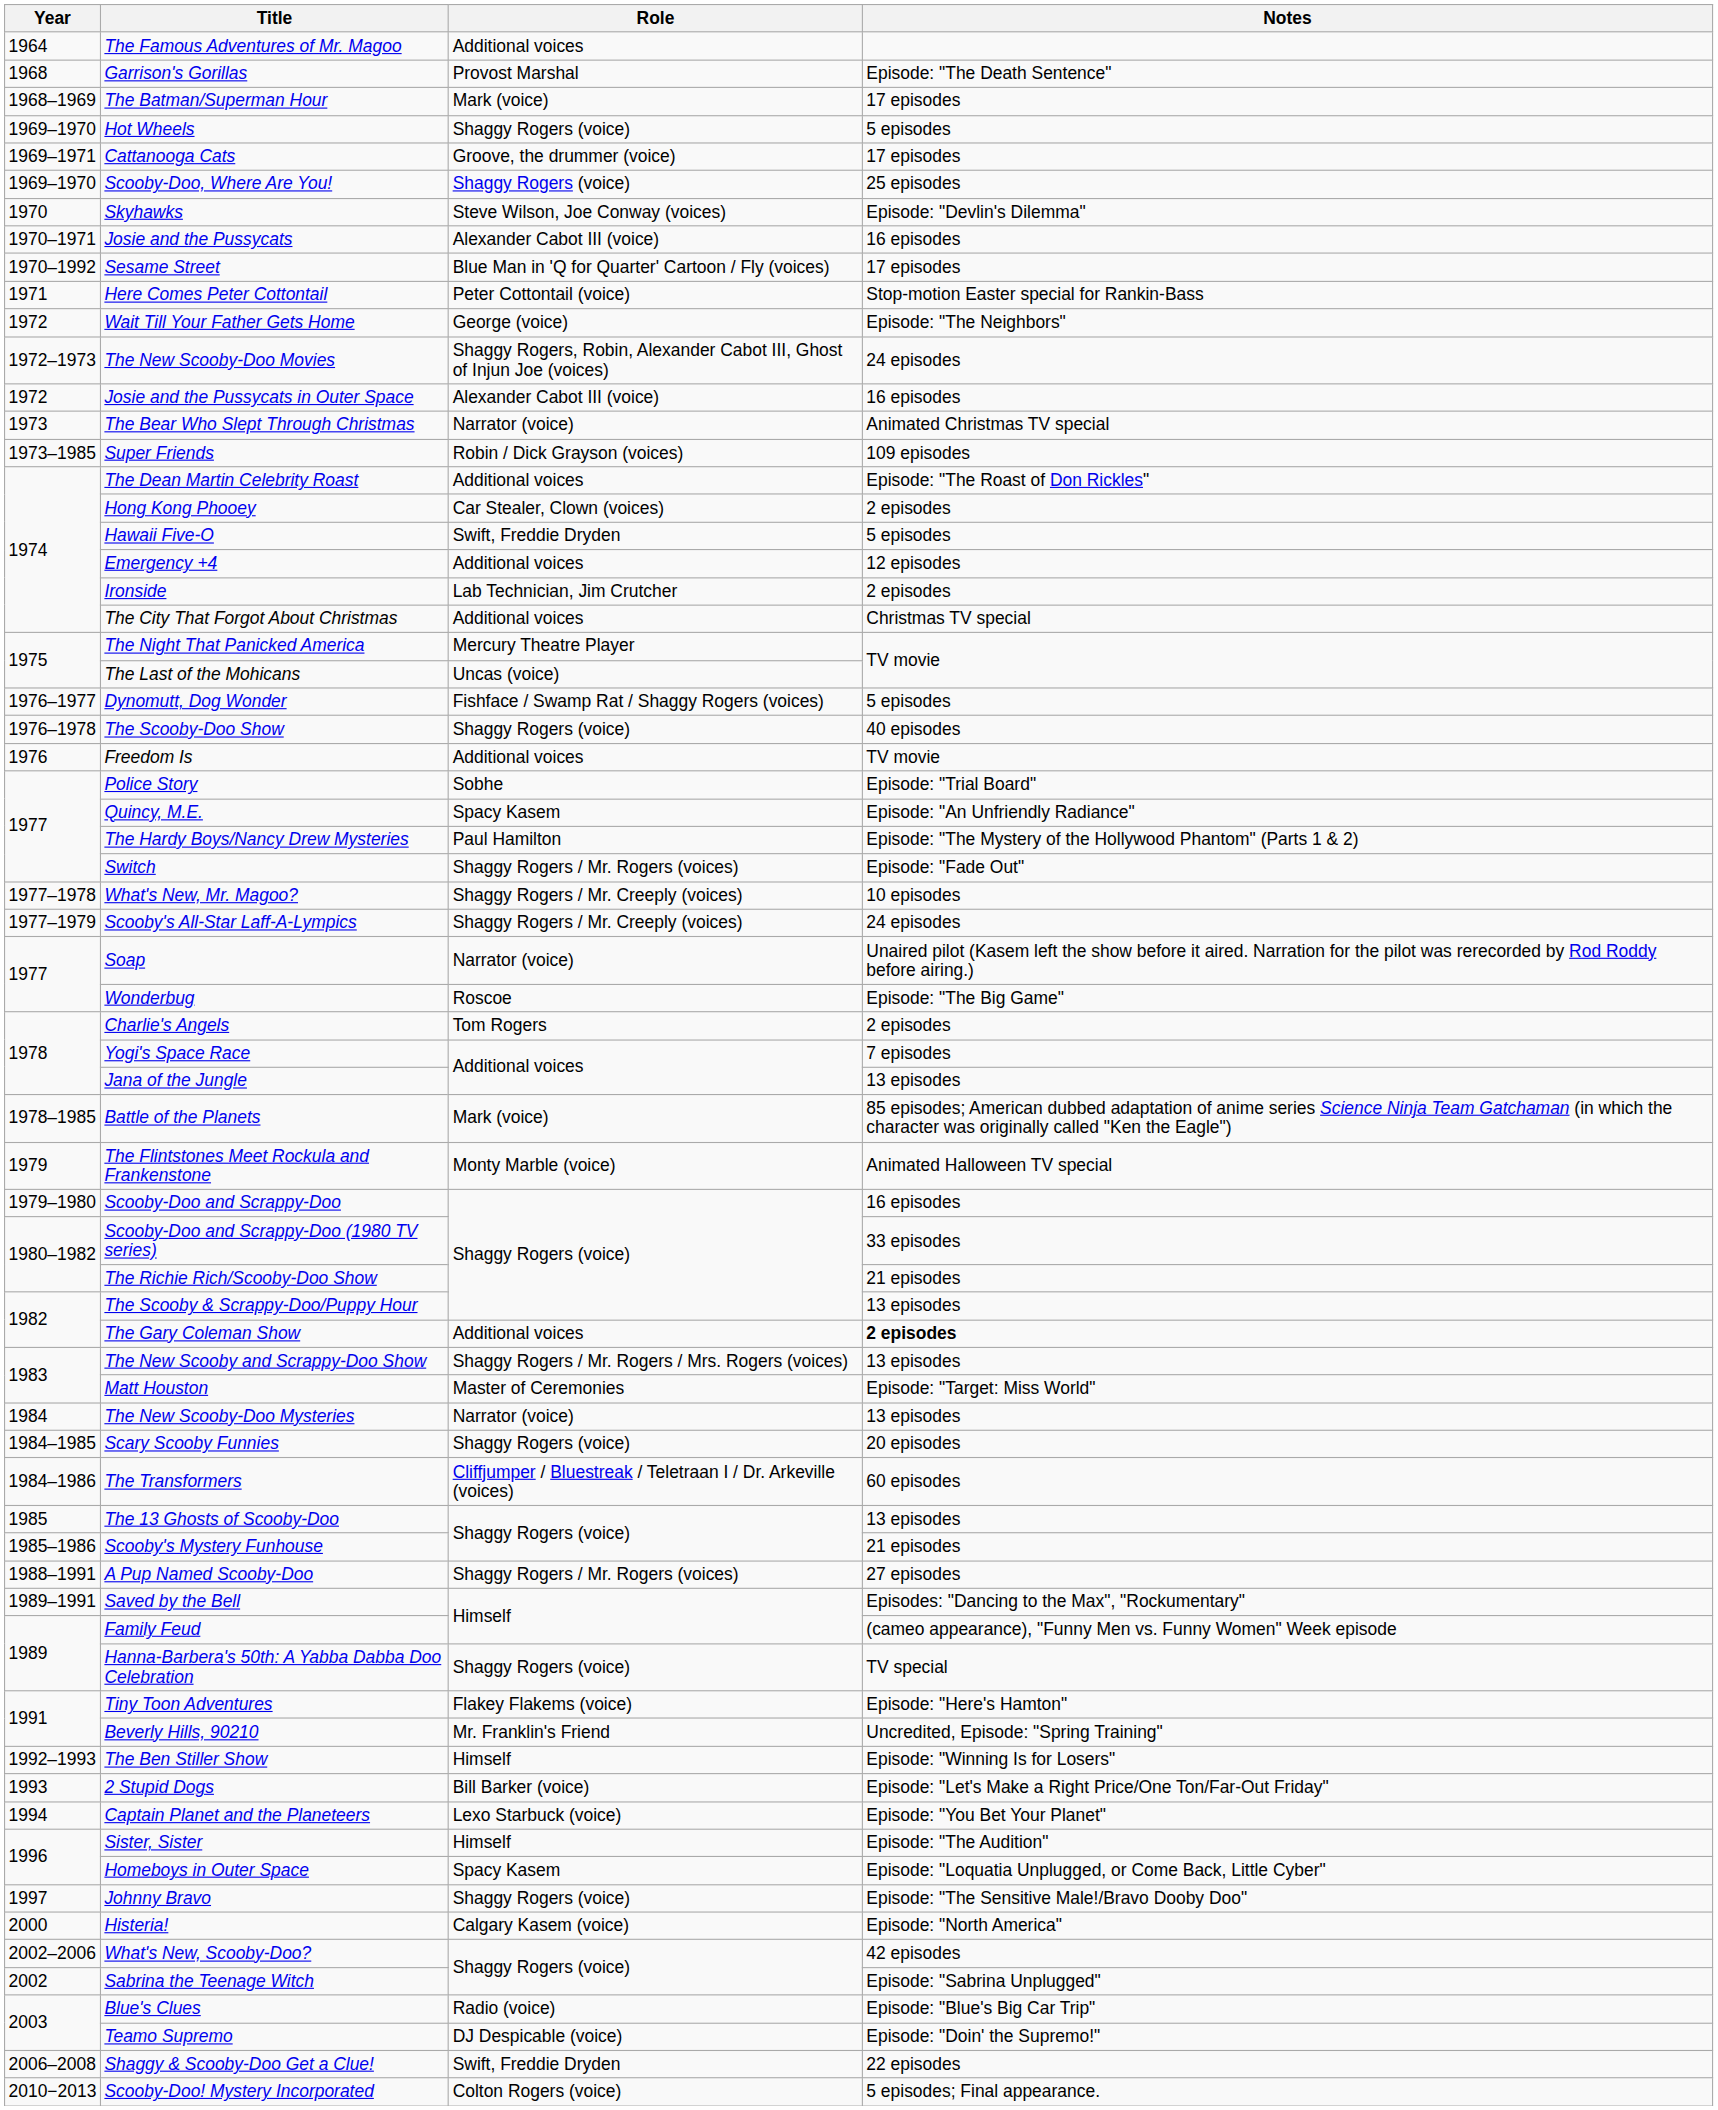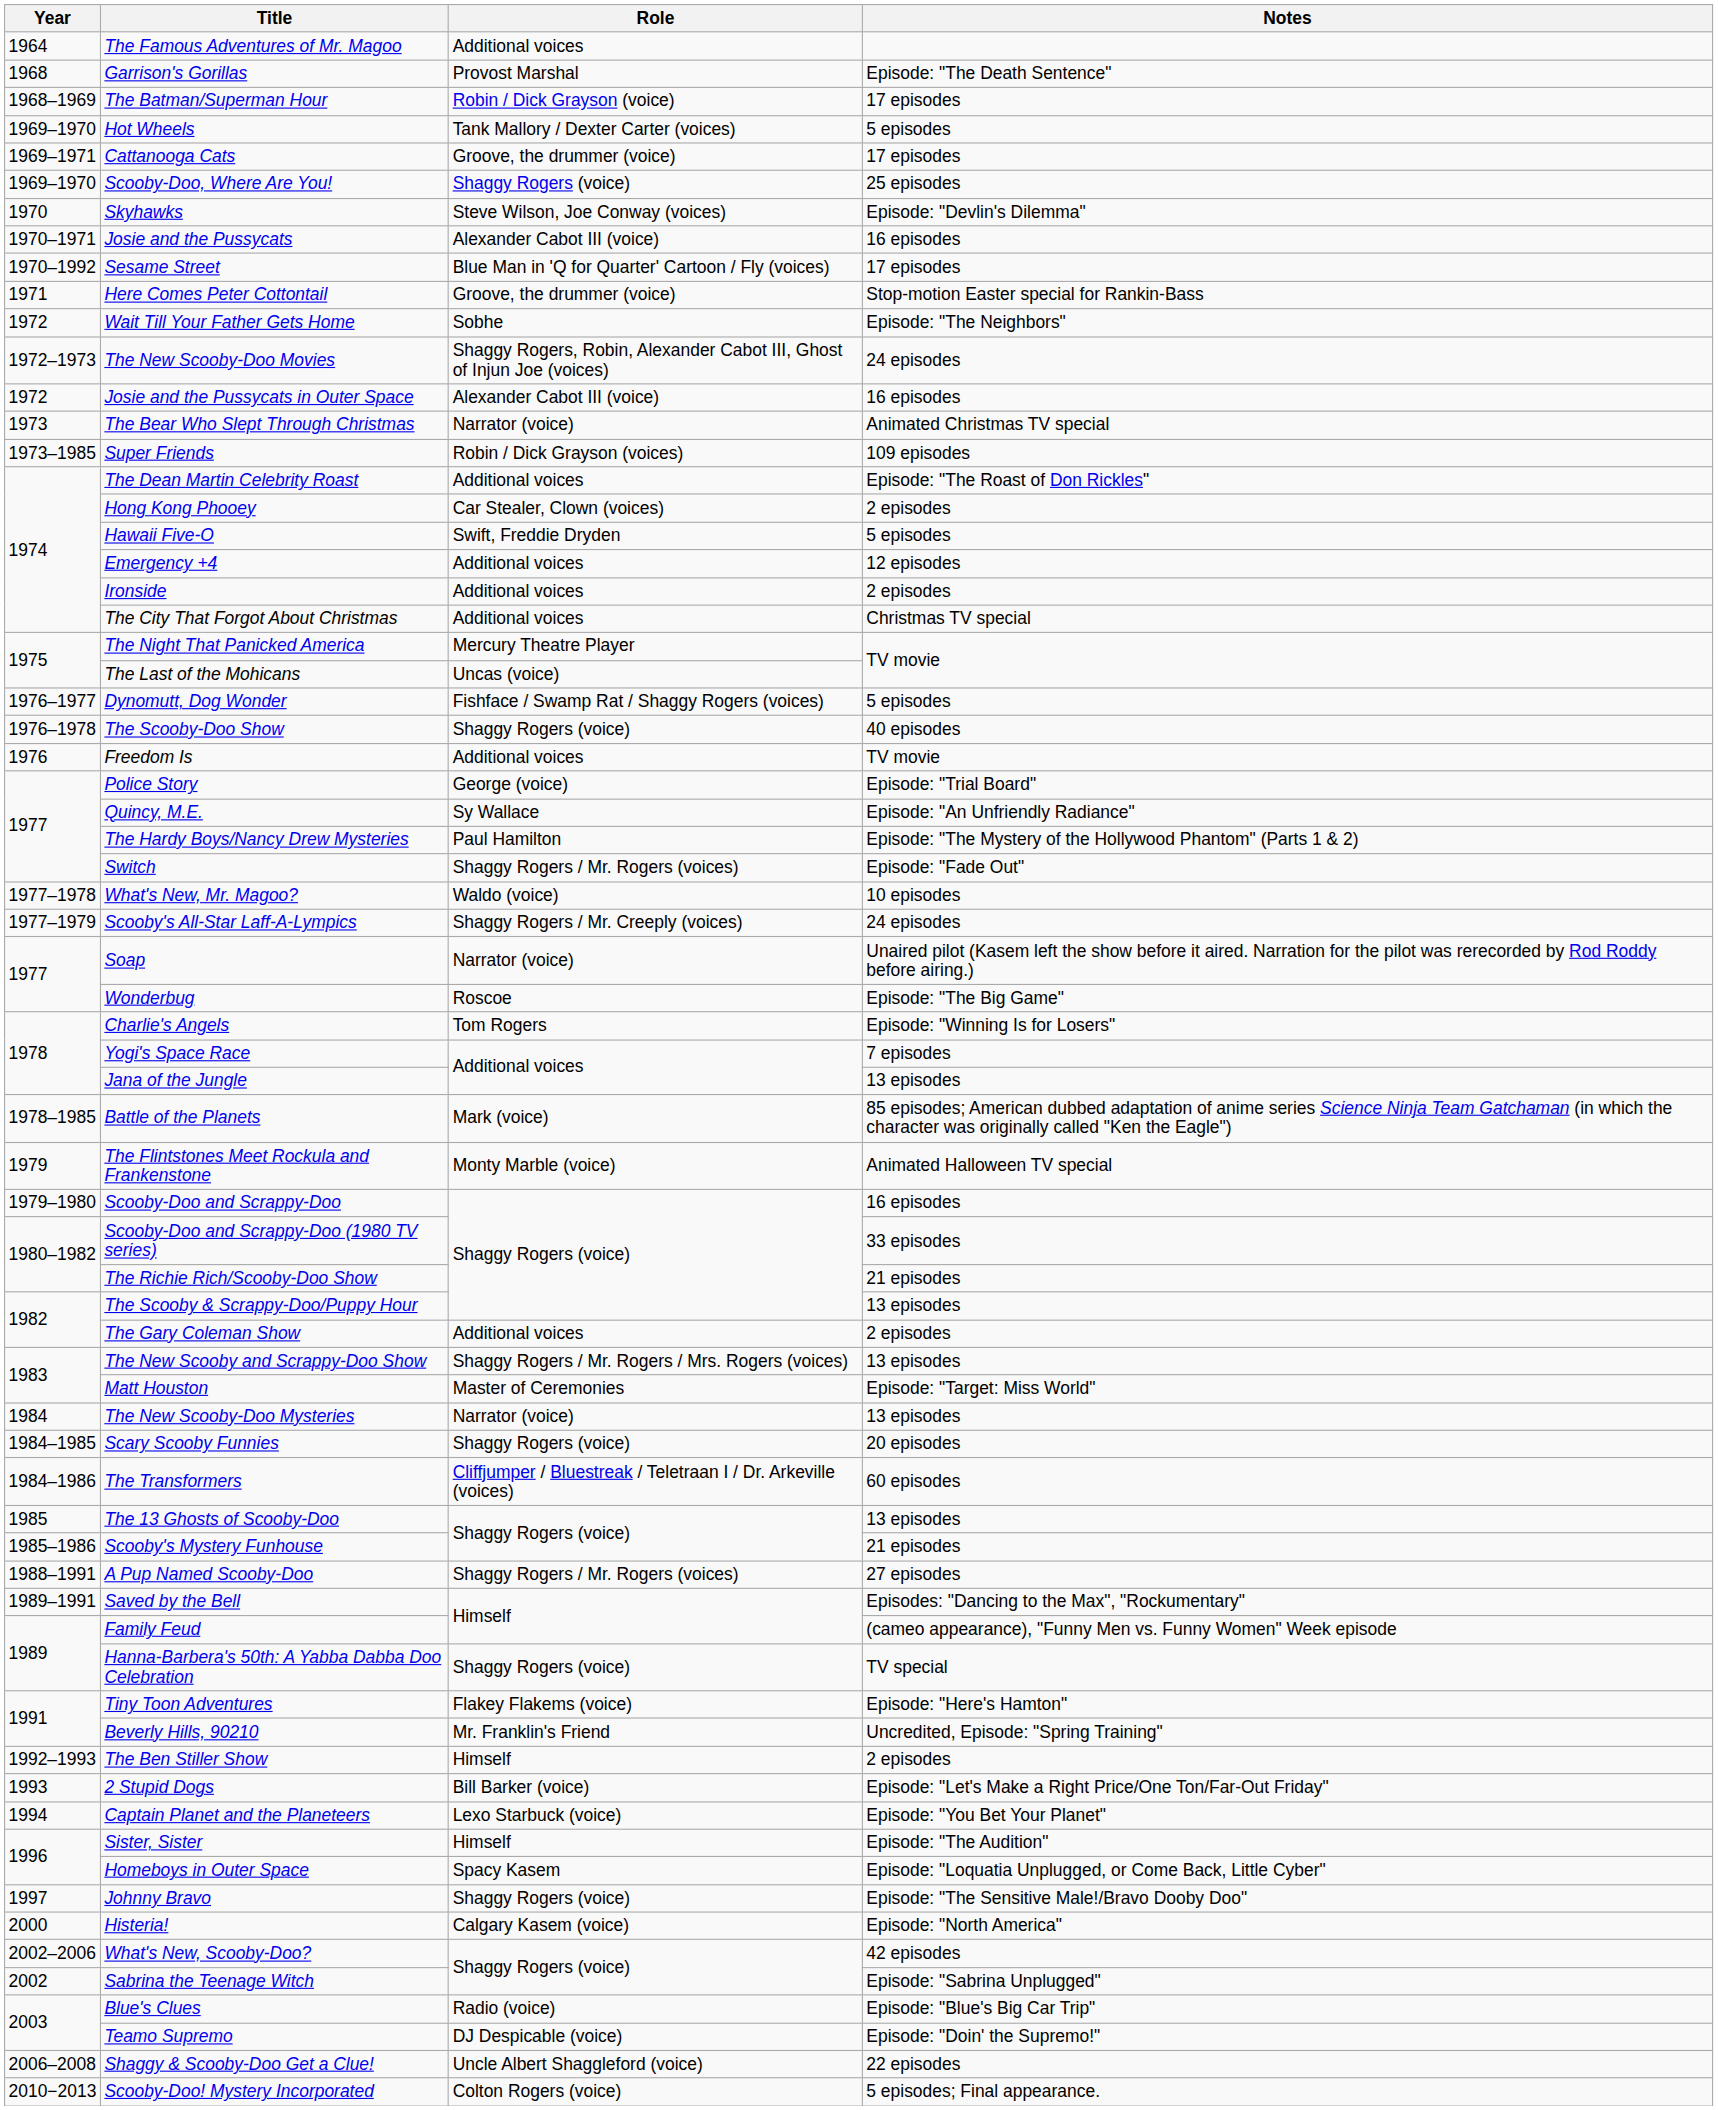(501, 101) Mark (voice) -> (564, 101) Robin / Dick Grayson (voice)
(541, 128) Shaggy Rogers (voice) -> (594, 128) Tank Mallory / Dexter Carter (voices)
(541, 294) Peter Cottontail (voice) -> (564, 294) Groove, the drummer (voice)
(510, 322) George (voice) -> (478, 322) Sobhe
(565, 591) Lab Technician, Jim Crutcher -> (518, 591) Additional voices
(478, 784) Sobhe -> (510, 784) George (voice)
(506, 812) Spacy Kasem -> (496, 812) Sy Wallace
(598, 895) Shaggy Rogers / Mr. Creeply (voices) -> (506, 895) Waldo (voice)
(909, 1025) 2 episodes -> (991, 1025) Episode: "Winning Is for Losers"
(911, 1333) bold -> (909, 1333) normal
(991, 1759) Episode: "Winning Is for Losers" -> (909, 1759) 2 episodes
(536, 2064) Swift, Freddie Dryden -> (578, 2064) Uncle Albert Shaggleford (voice)
